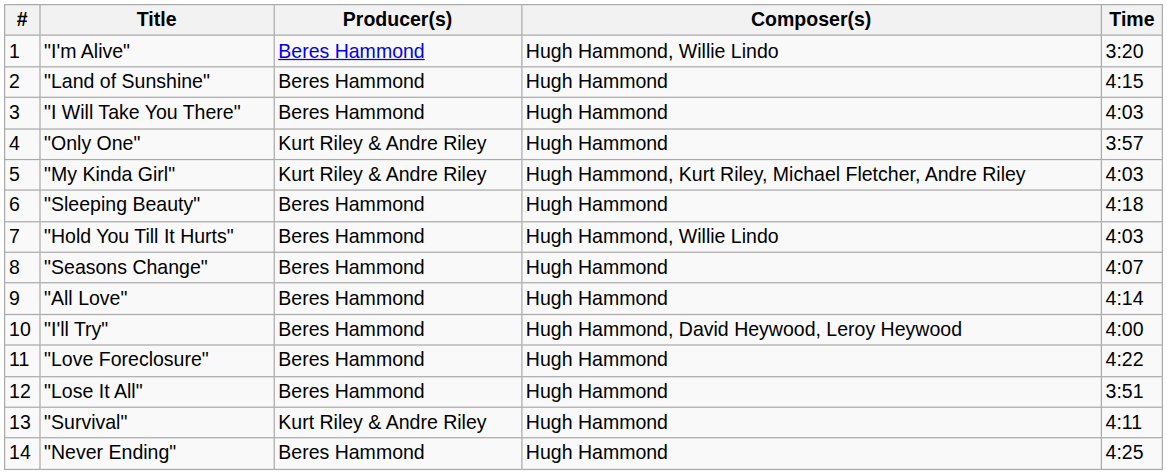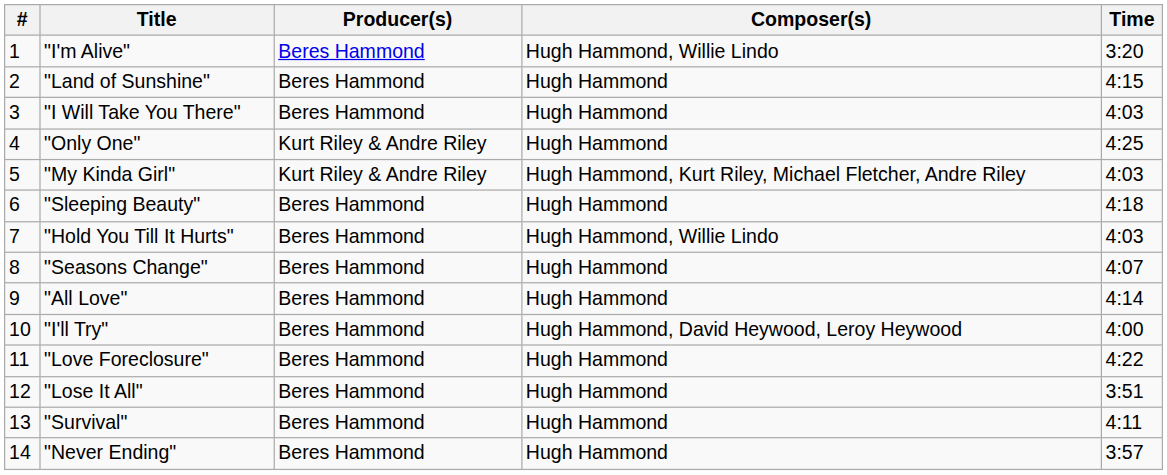(1125, 143) 3:57 -> (1125, 143) 4:25
(382, 422) Kurt Riley & Andre Riley -> (351, 422) Beres Hammond
(1125, 453) 4:25 -> (1125, 453) 3:57
